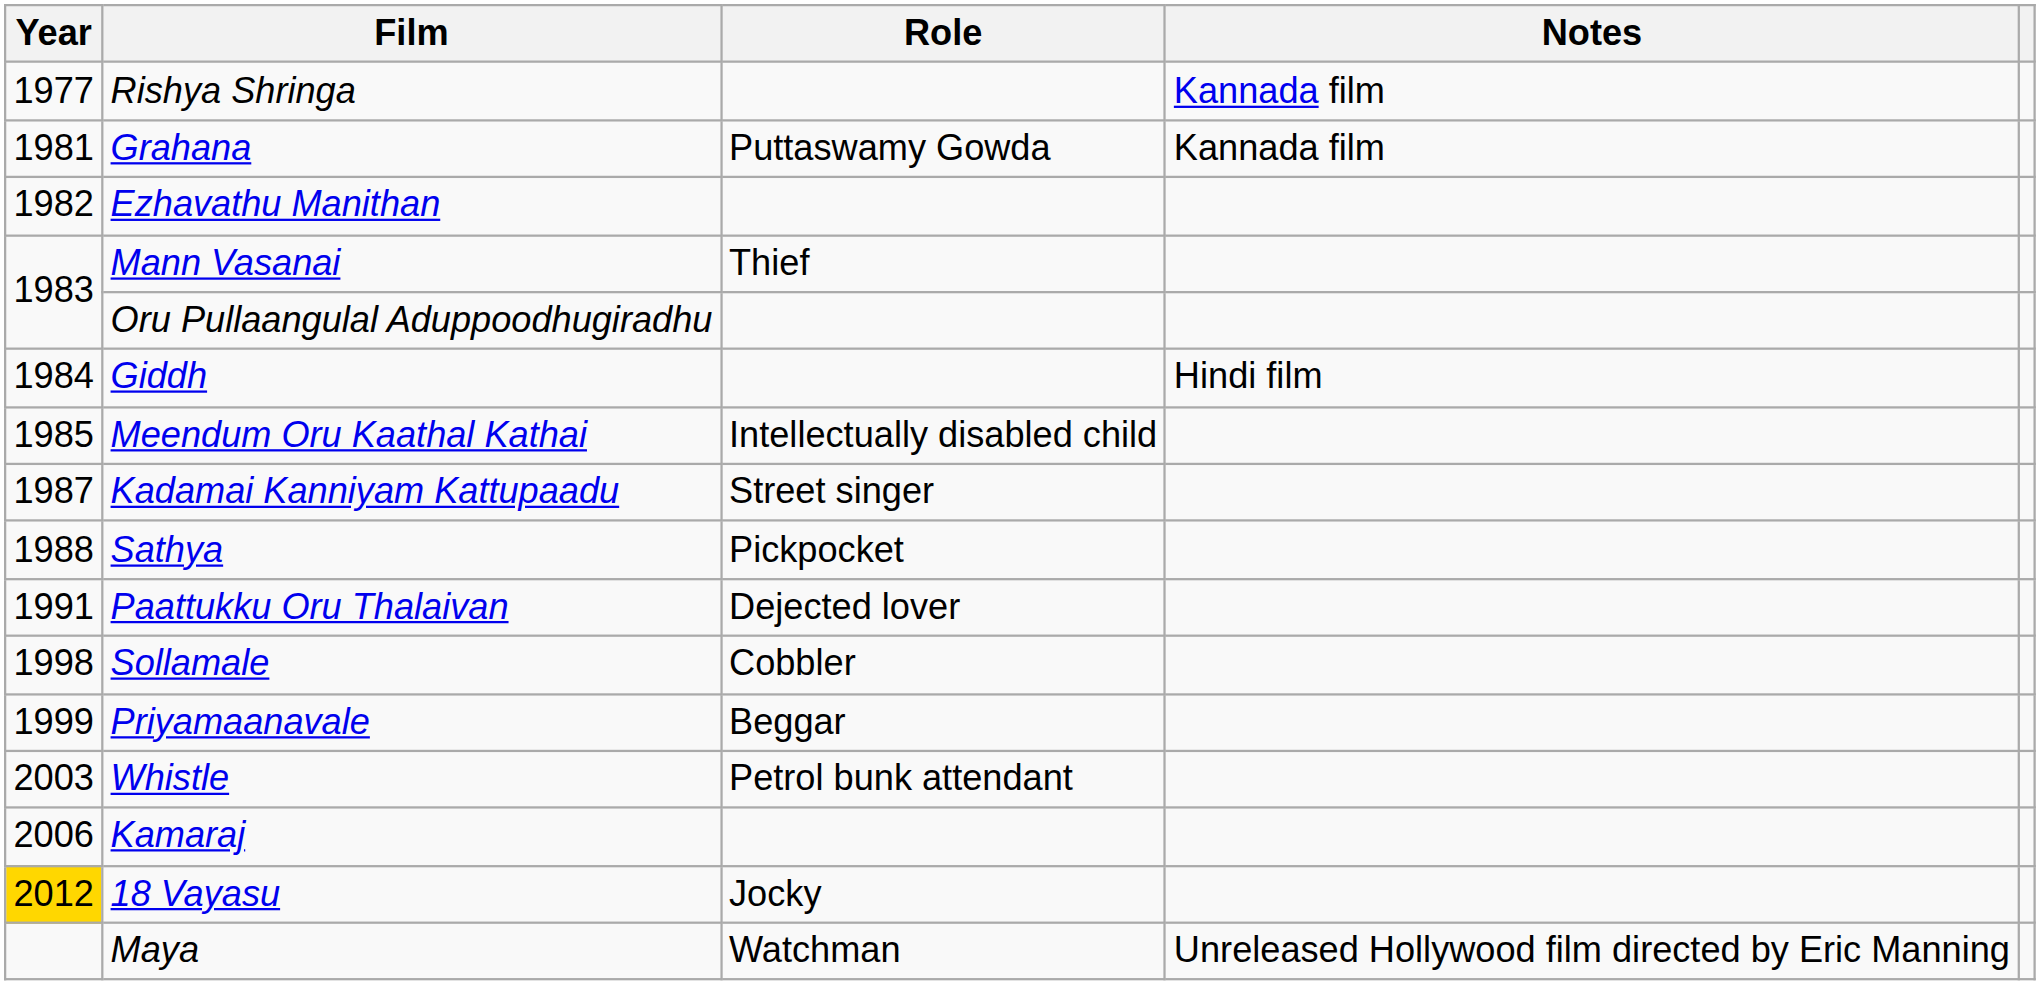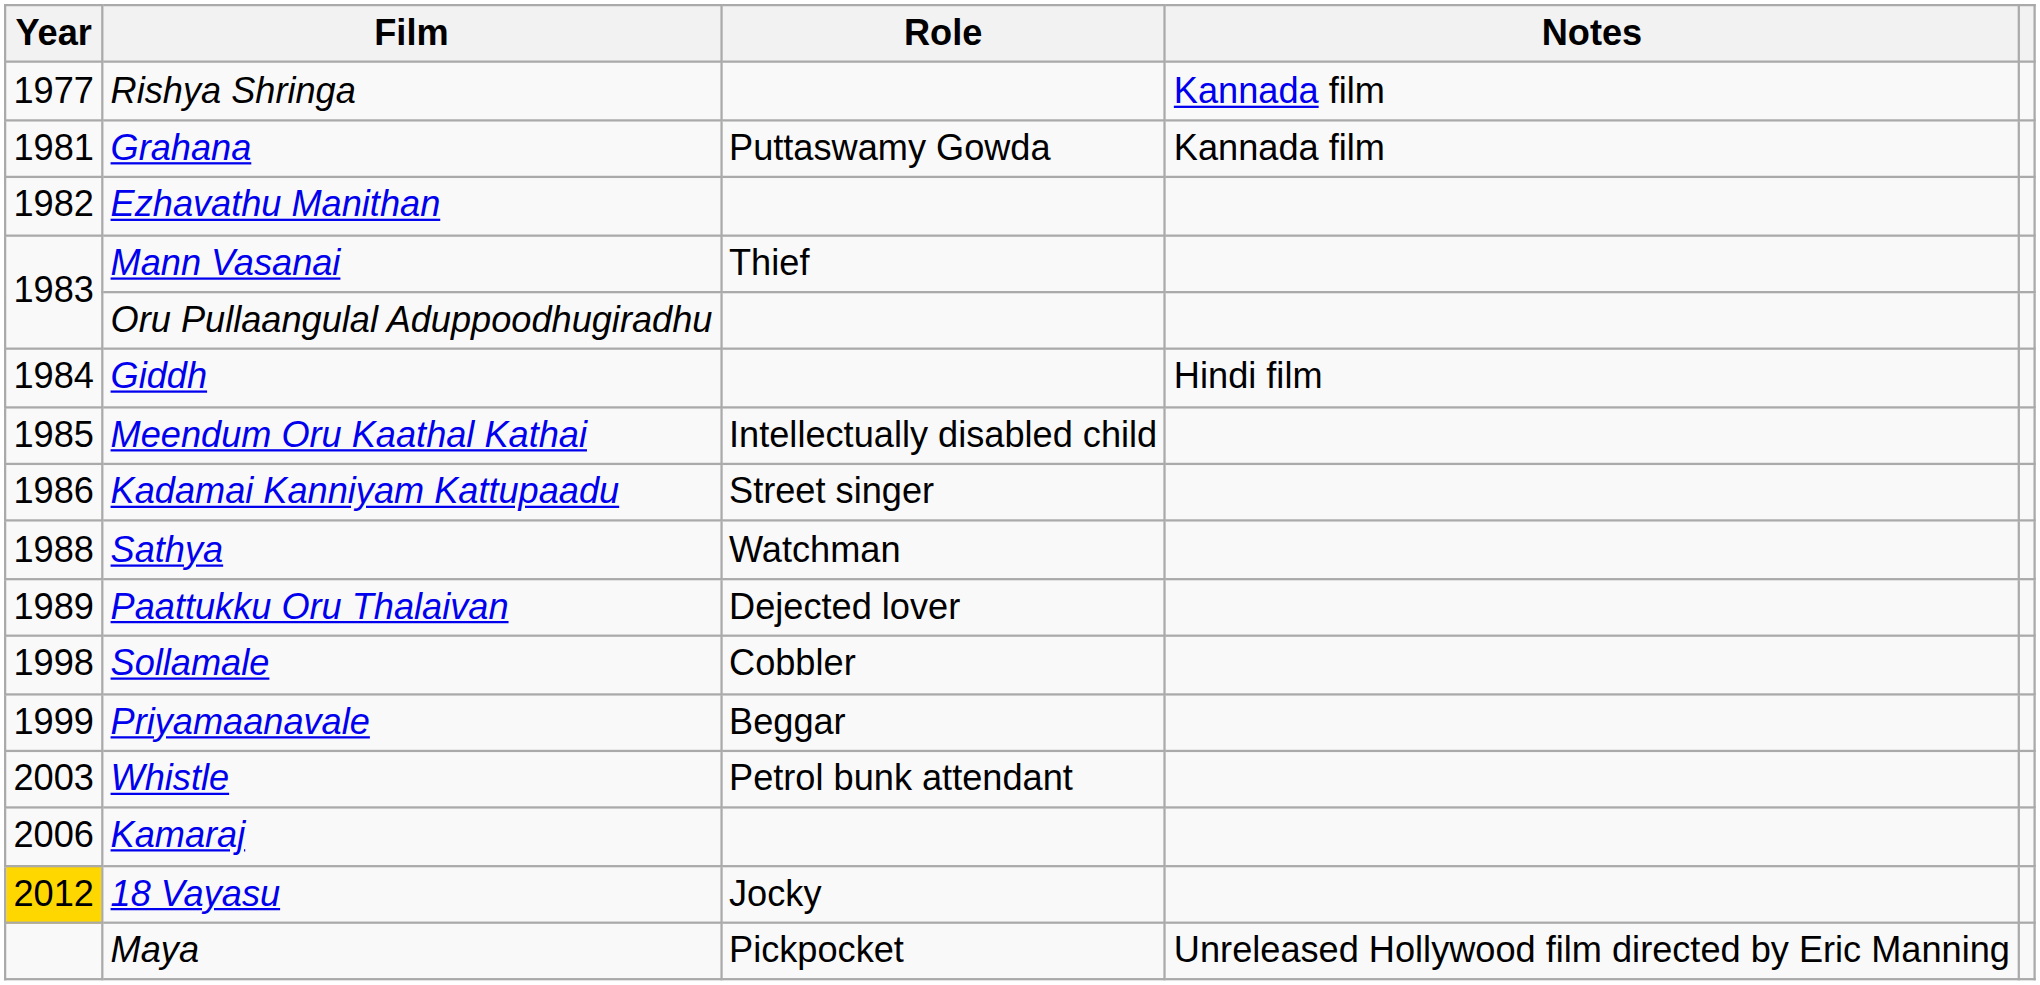(54, 491) 1987 -> (54, 491) 1986
(816, 549) Pickpocket -> (815, 549) Watchman
(54, 606) 1991 -> (54, 606) 1989
(815, 950) Watchman -> (816, 950) Pickpocket
